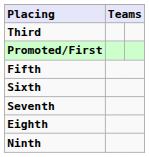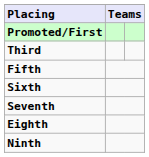rows swapped: (55, 51) <-> (24, 32)
